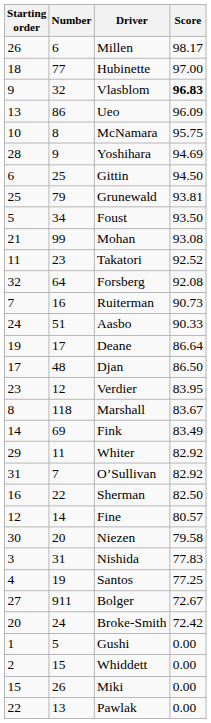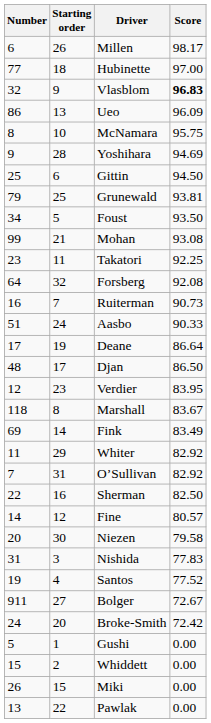columns swapped: (71, 20) <-> (27, 20)
(188, 260) 92.52 -> (188, 260) 92.25
(188, 580) 77.25 -> (188, 580) 77.52
